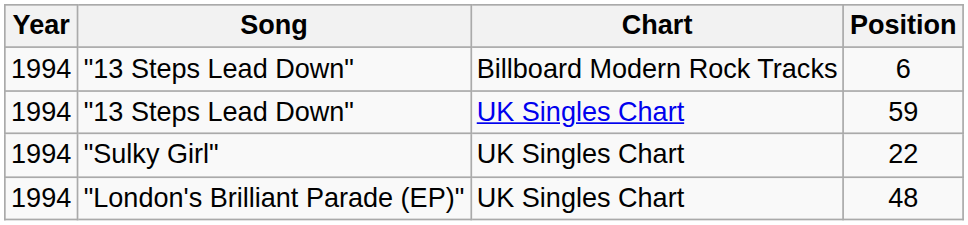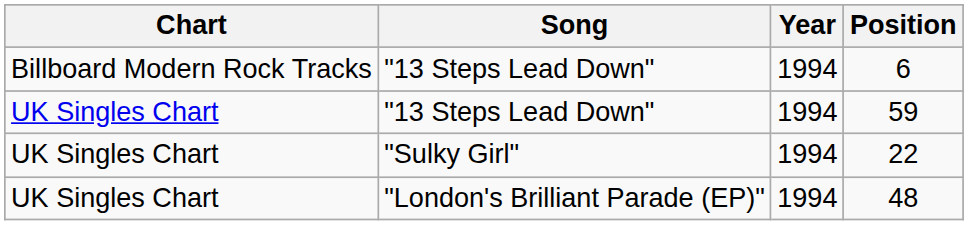columns swapped: (41, 25) <-> (657, 25)
